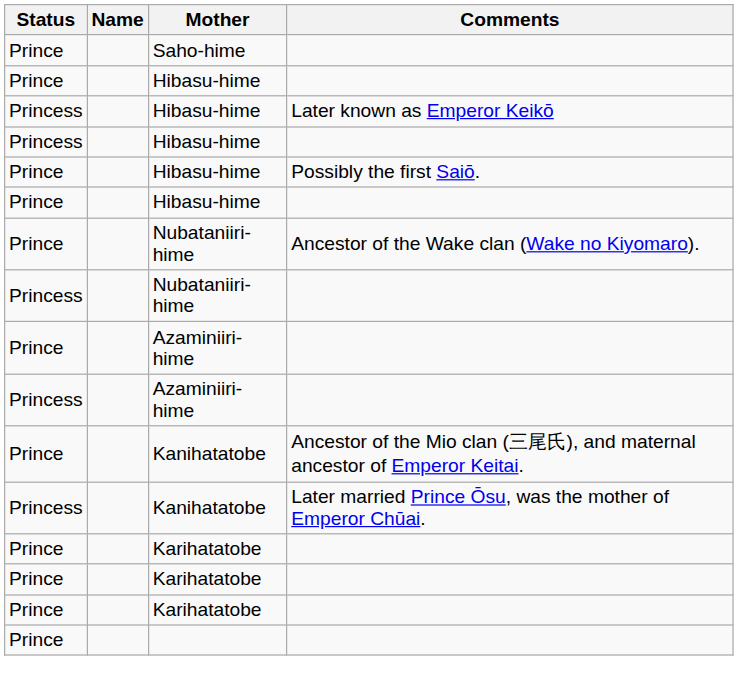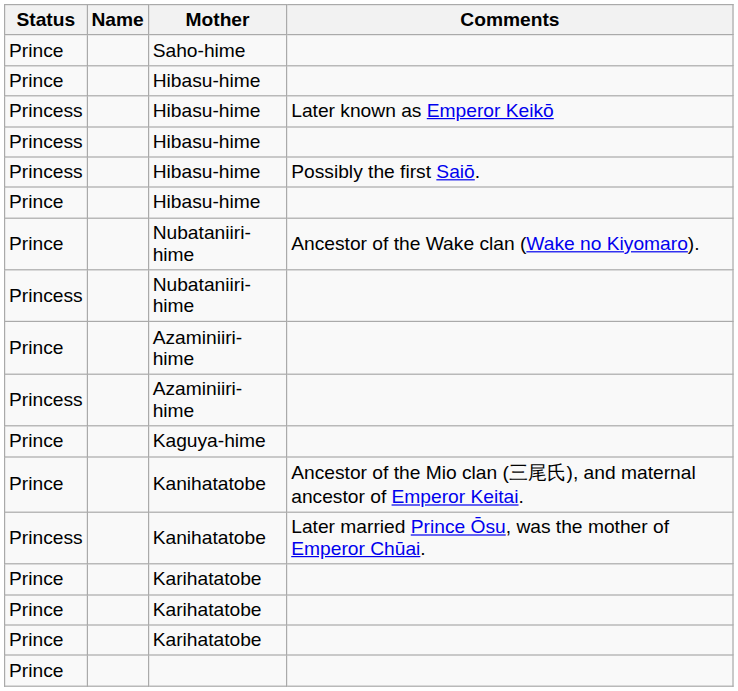(36, 171) Prince -> (46, 171) Princess
+ row: (209, 441)
